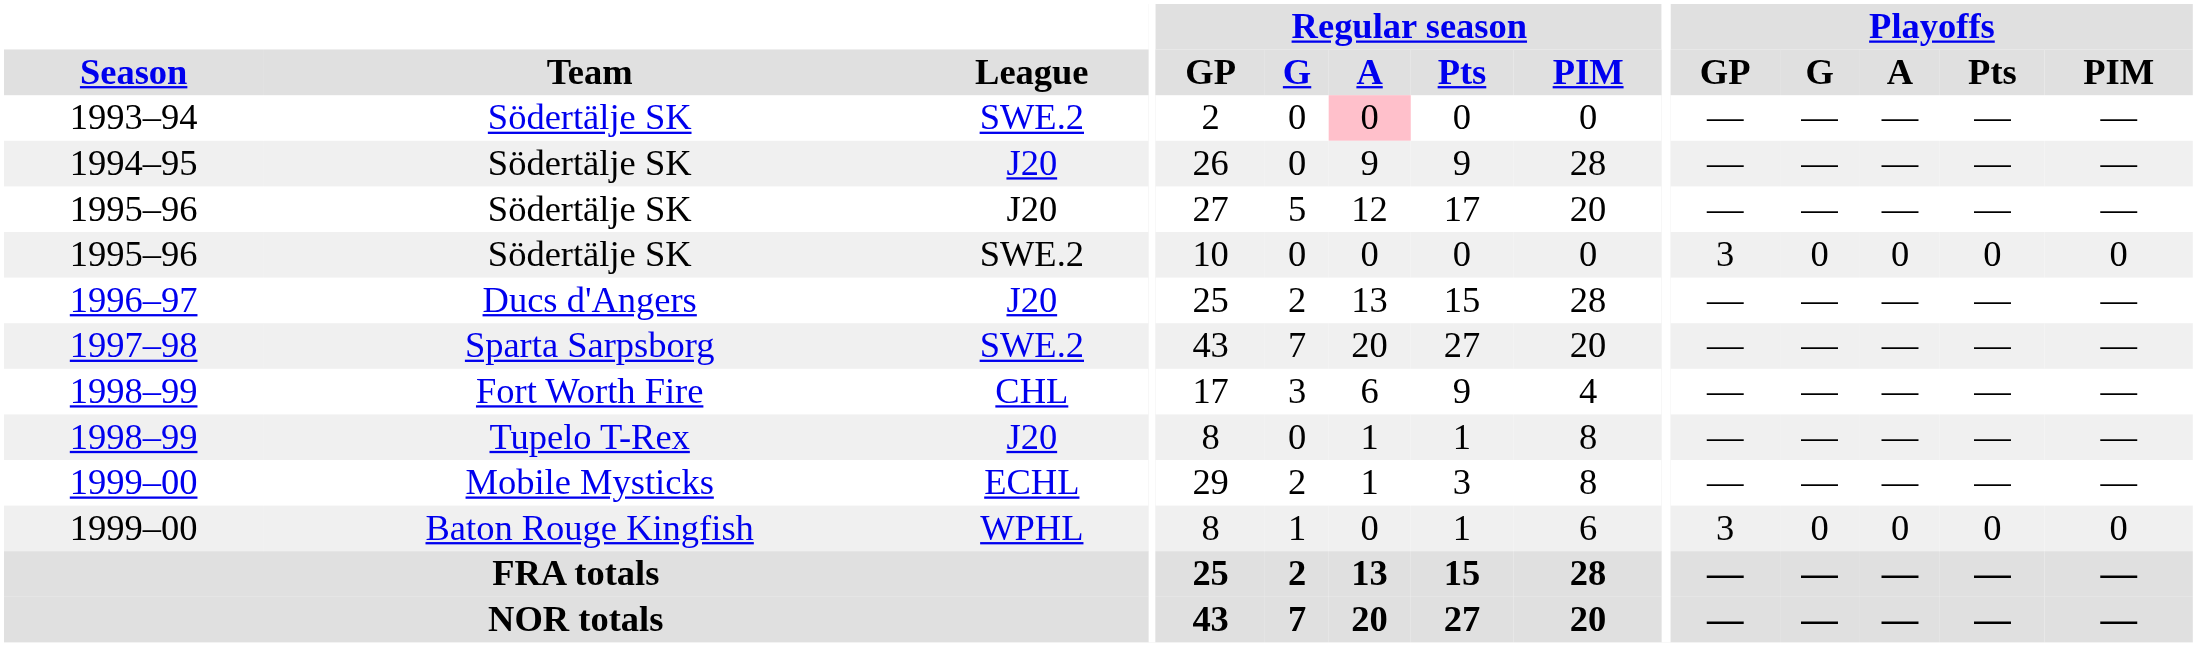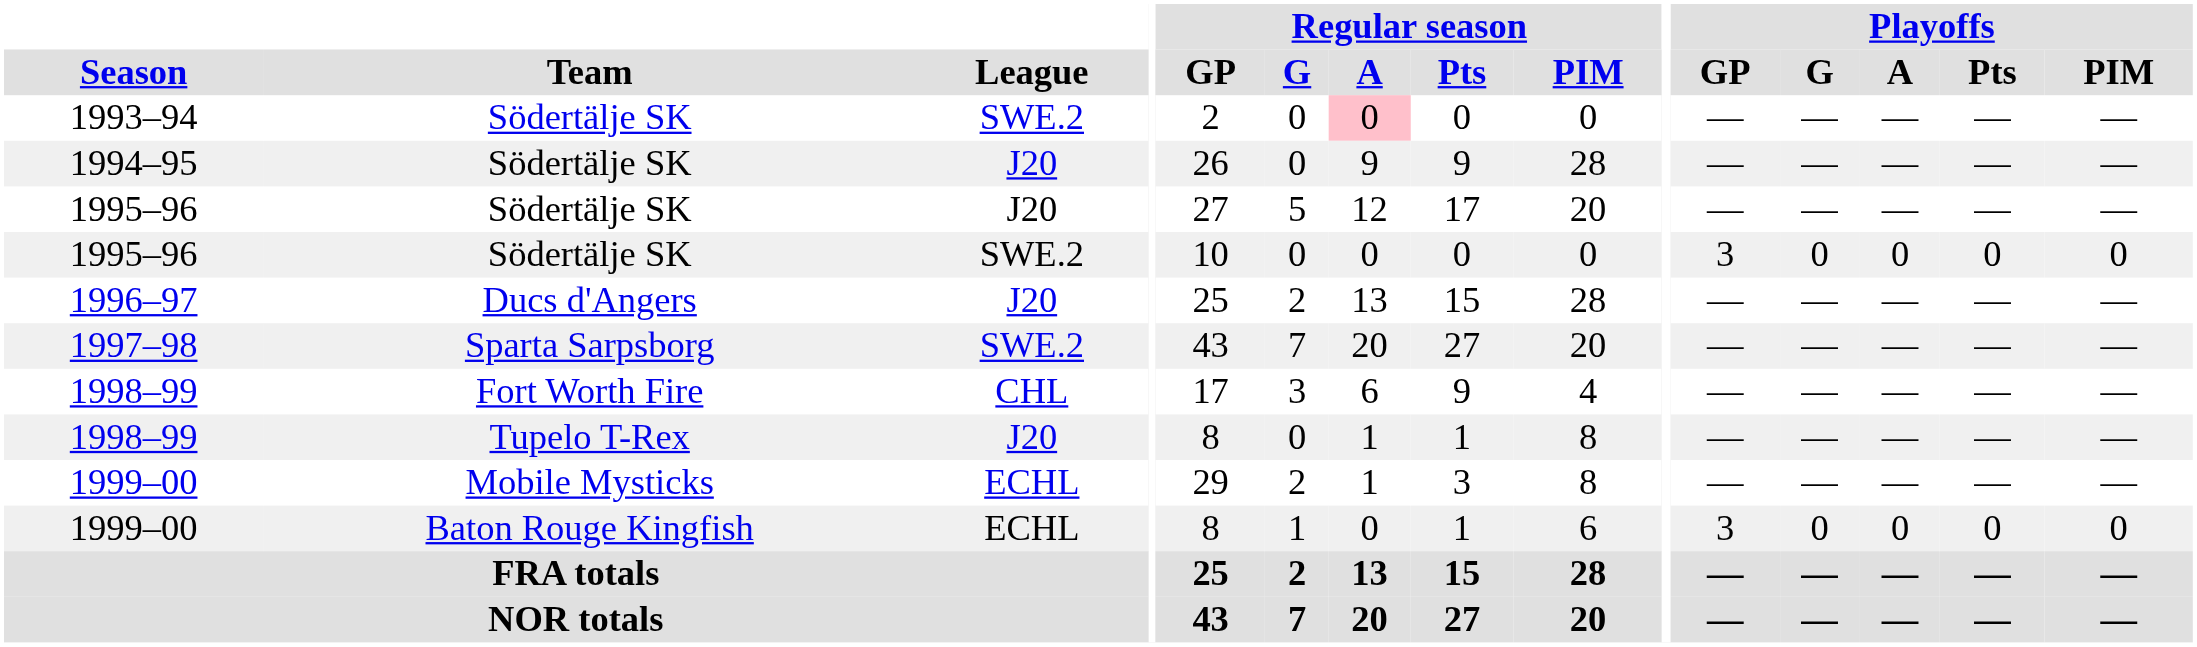(1032, 527) WPHL -> (1032, 527) ECHL
